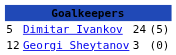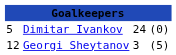(159, 29) (5) -> (159, 29) (0)
(159, 45) (0) -> (159, 45) (5)
